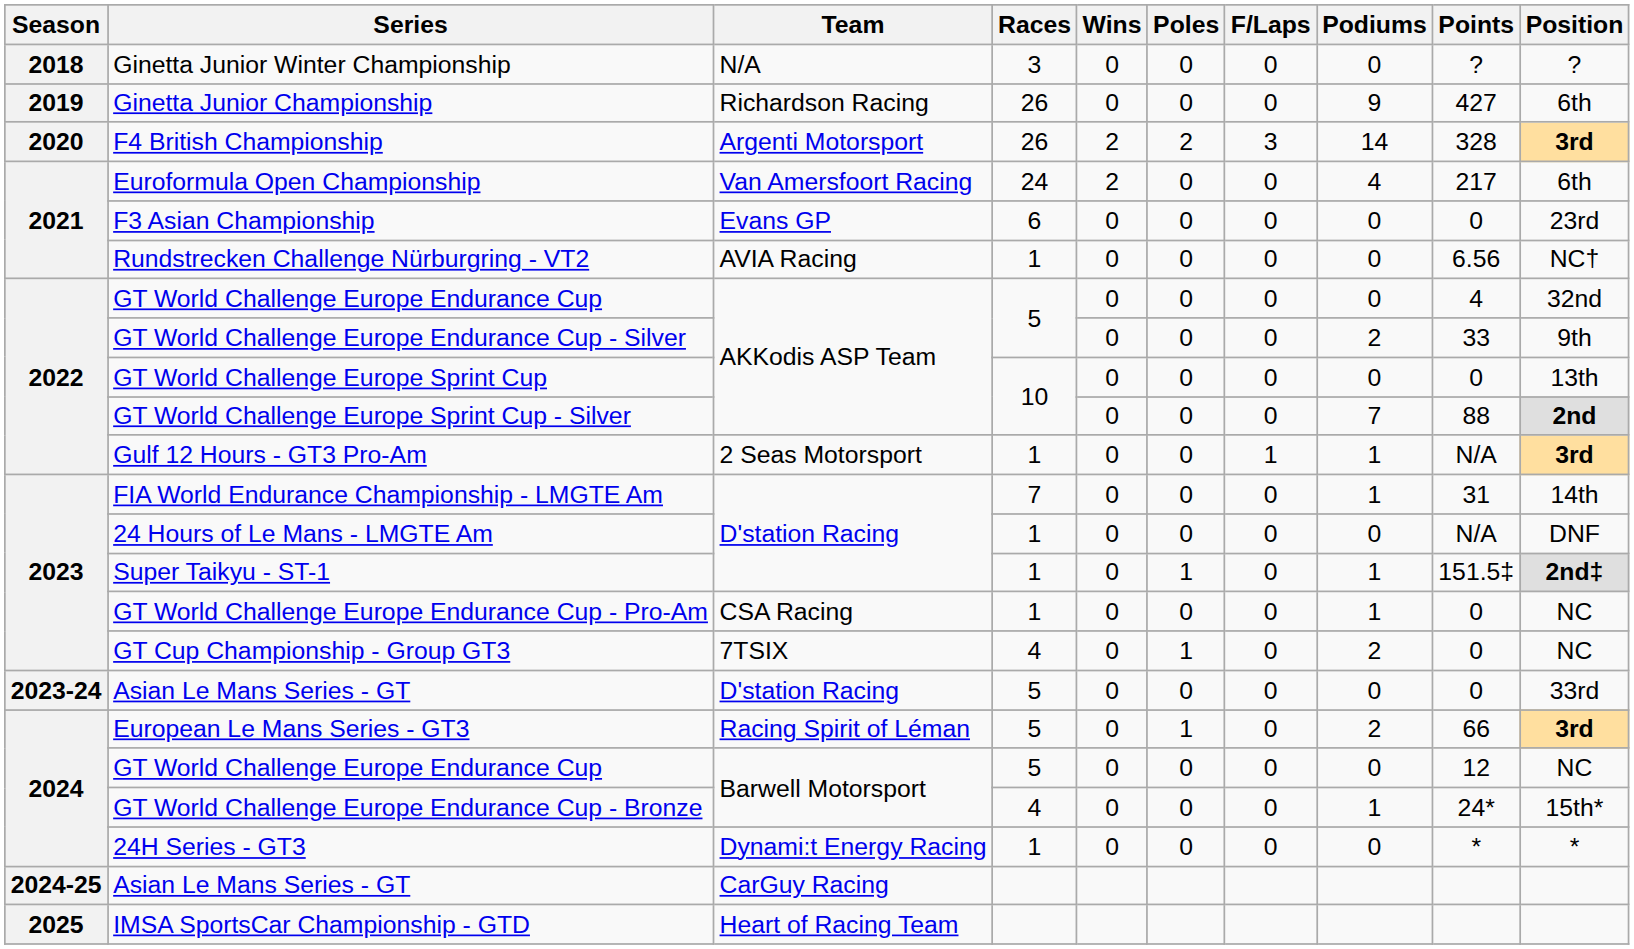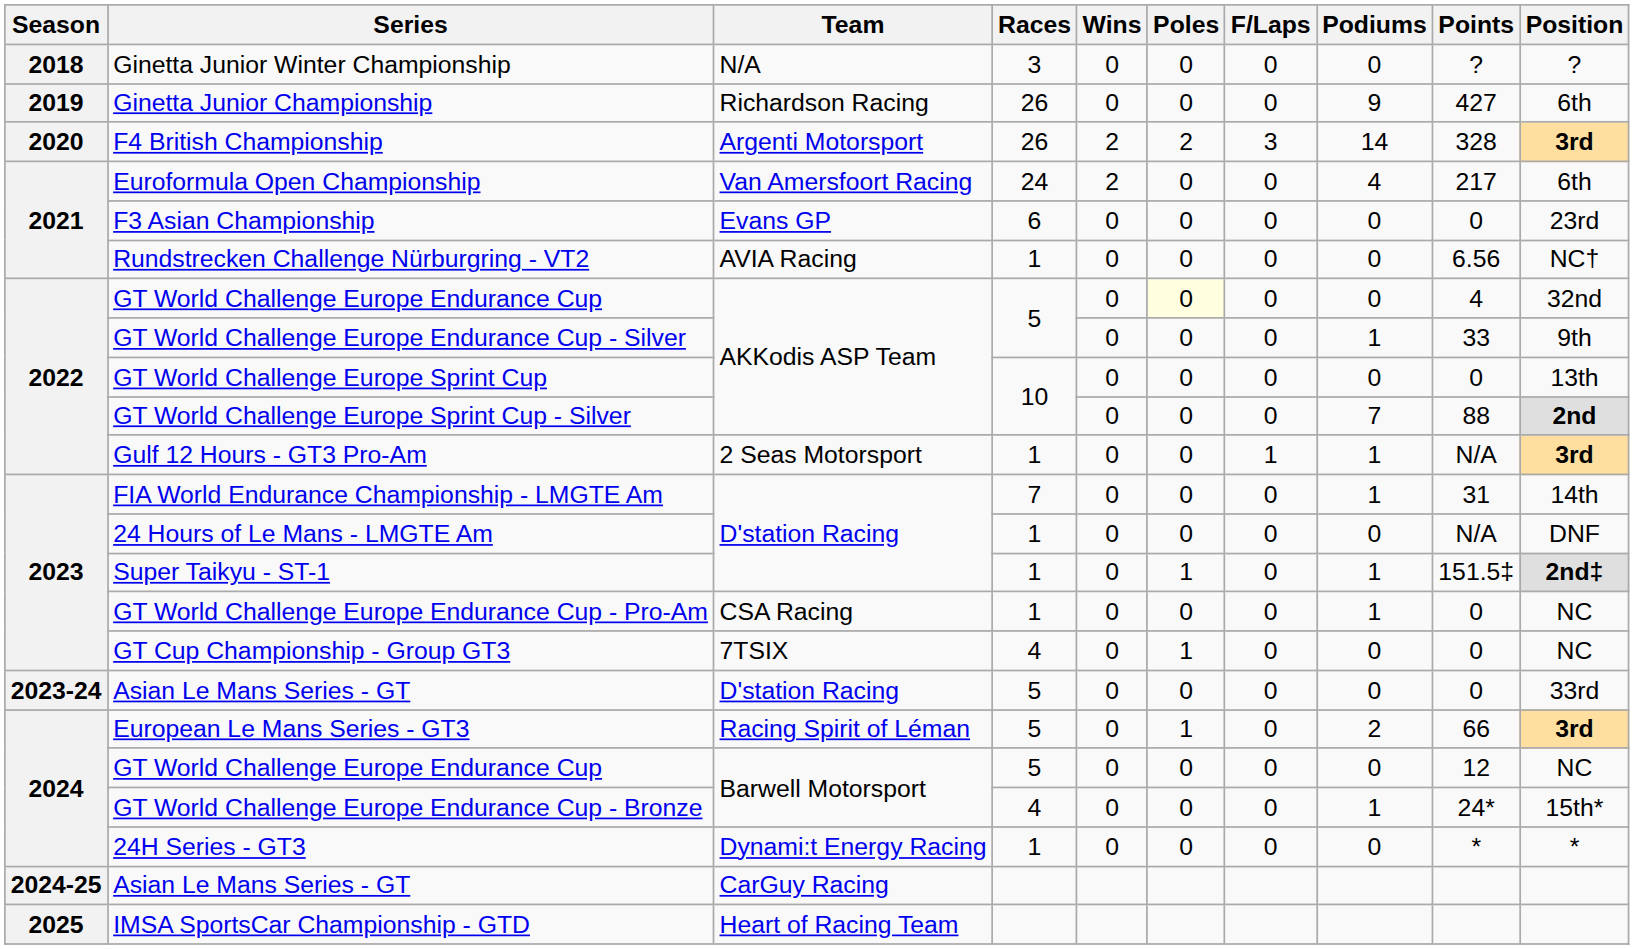(1186, 299) no background -> (1186, 299) lightyellow background
(1374, 338) 2 -> (1374, 338) 1
(1374, 651) 2 -> (1374, 651) 0
